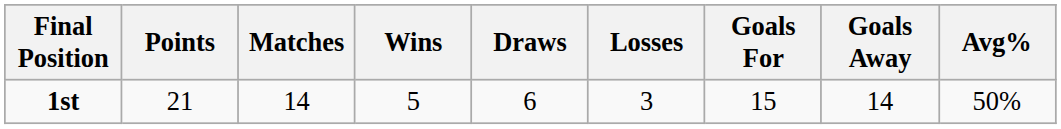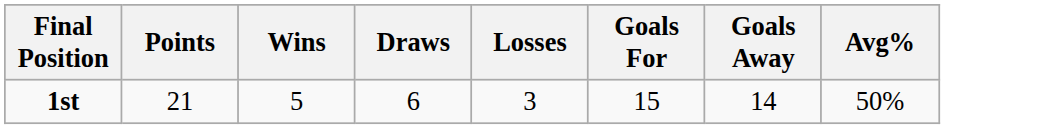- column: (297, 42)
